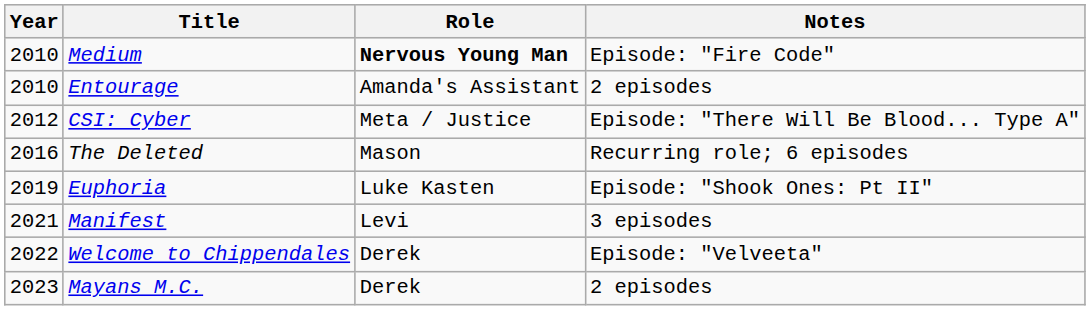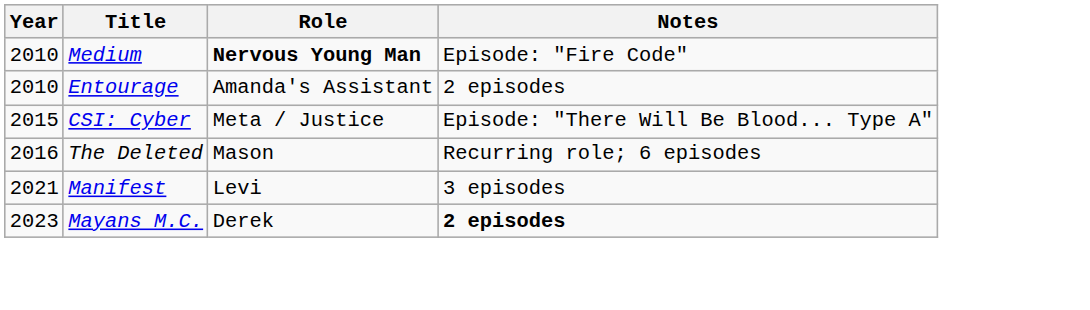(34, 121) 2012 -> (34, 121) 2015
- row: (117, 188)
- row: (209, 254)
(651, 288) normal -> (504, 221) bold
